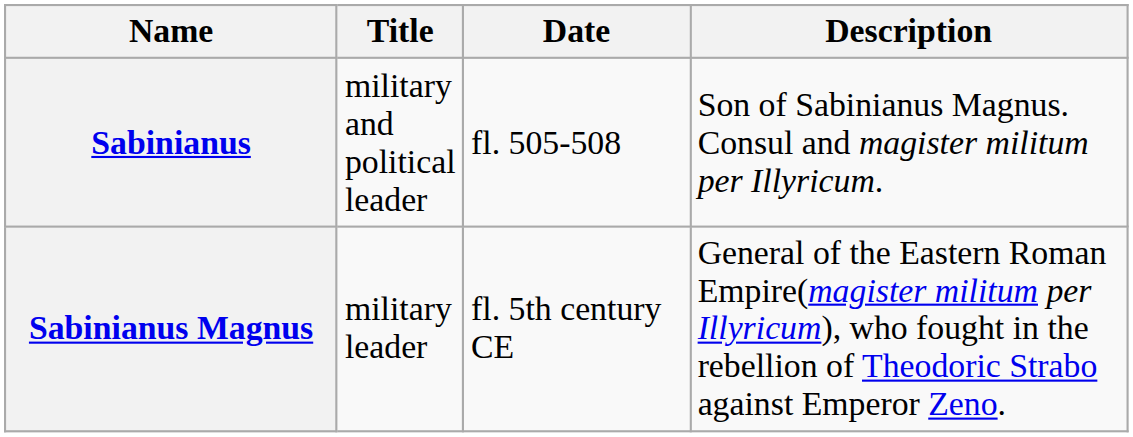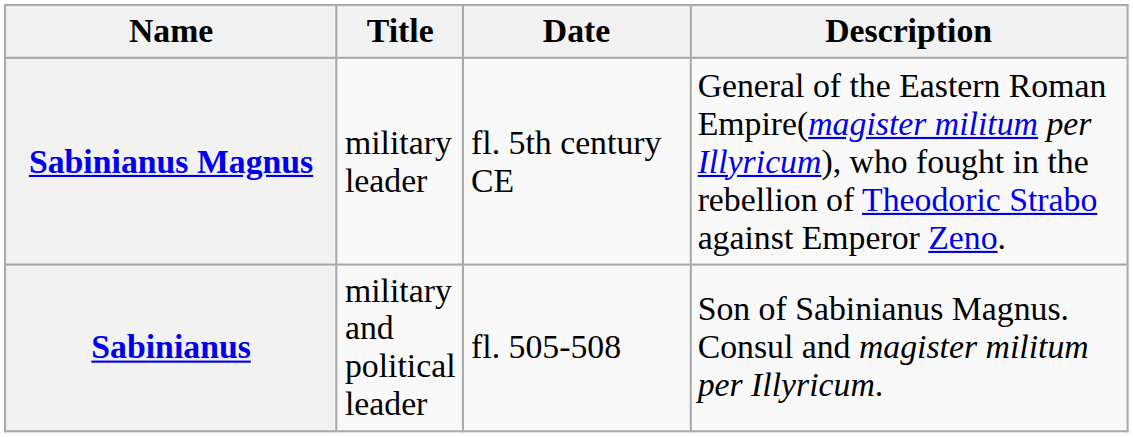rows swapped: (171, 328) <-> (171, 141)
